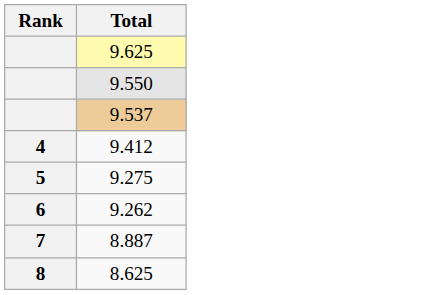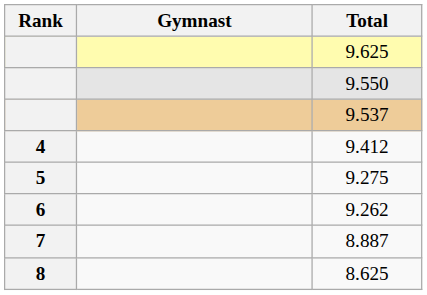+ column: (194, 20)
